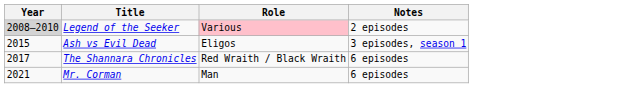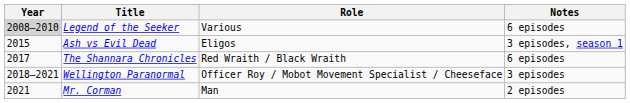(221, 28) pink background -> (221, 28) no background
(380, 28) 2 episodes -> (536, 28) 6 episodes
+ row: (124, 75)
(380, 75) 6 episodes -> (536, 91) 2 episodes
